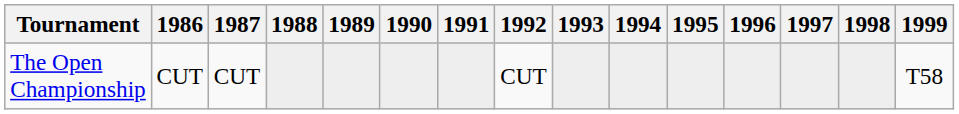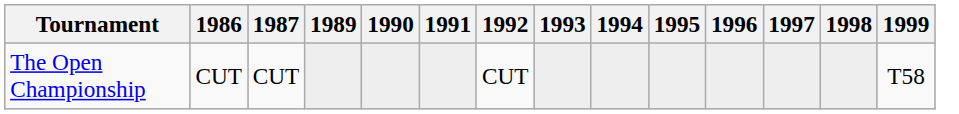- column: (294, 23)
